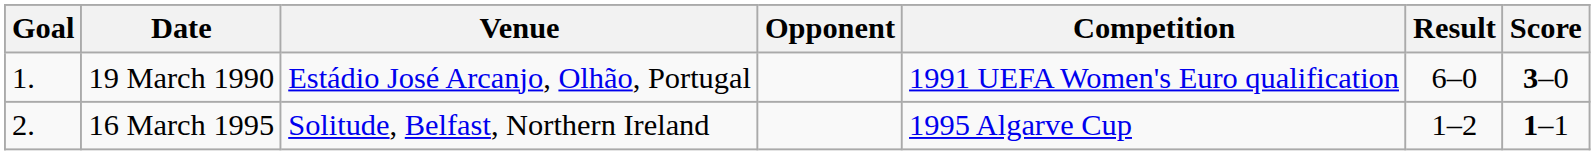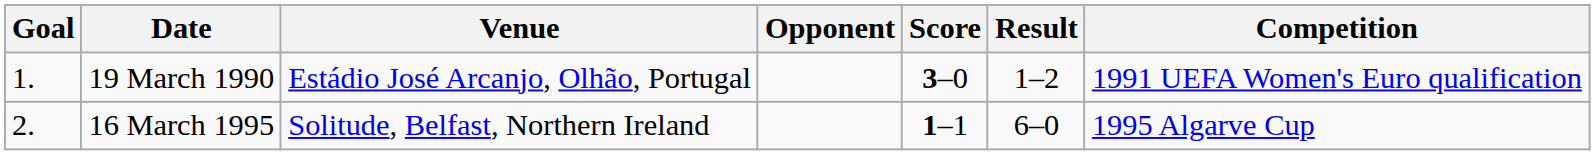columns swapped: (1546, 28) <-> (1154, 28)
(1454, 76) 6–0 -> (1037, 76) 1–2
(1454, 125) 1–2 -> (1037, 125) 6–0
